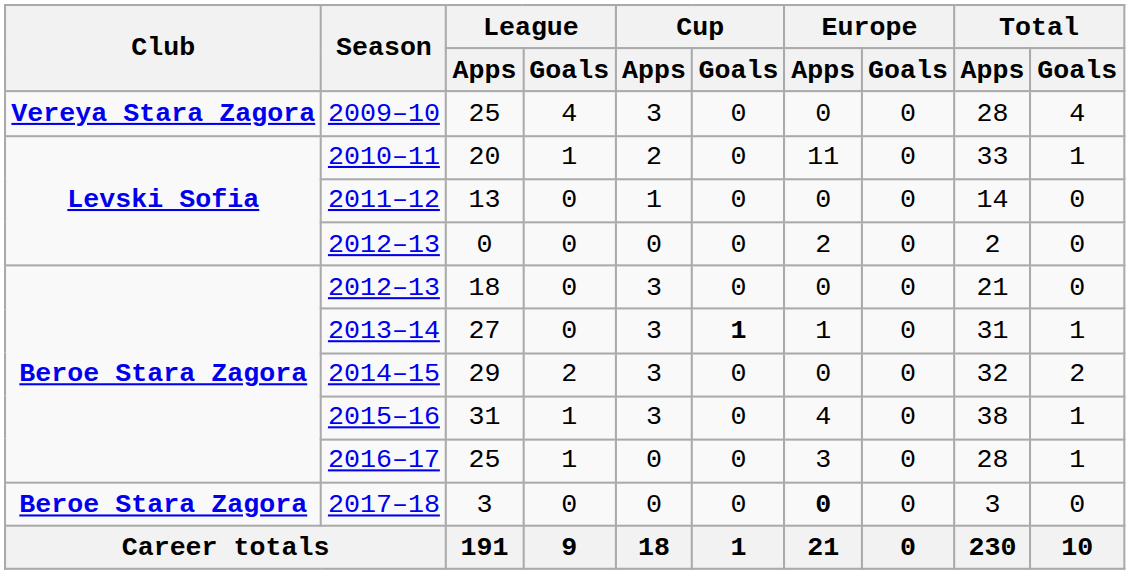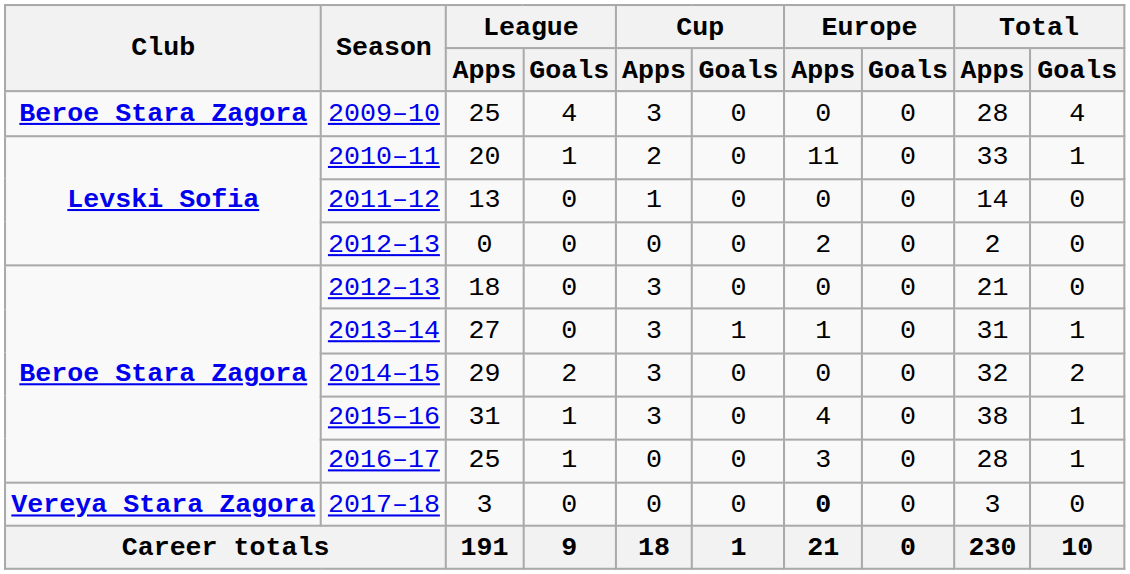(163, 114) Vereya Stara Zagora -> (163, 114) Beroe Stara Zagora
(739, 331) bold -> (739, 331) normal
(163, 505) Beroe Stara Zagora -> (163, 505) Vereya Stara Zagora
